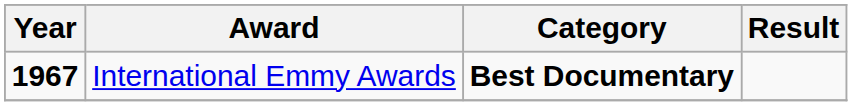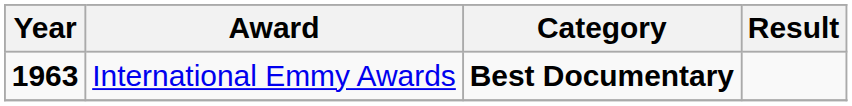(45, 75) 1967 -> (45, 75) 1963
